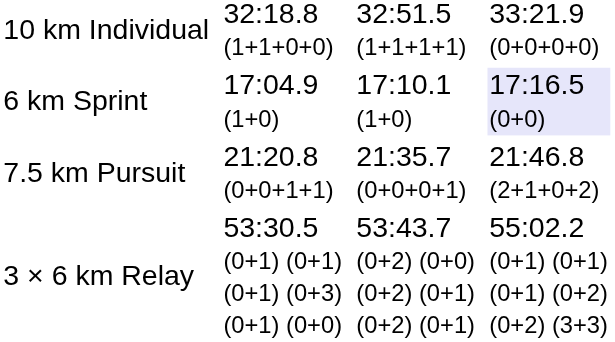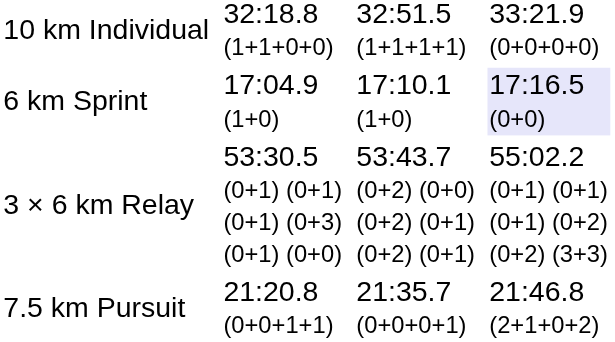rows swapped: (94, 172) <-> (99, 275)
